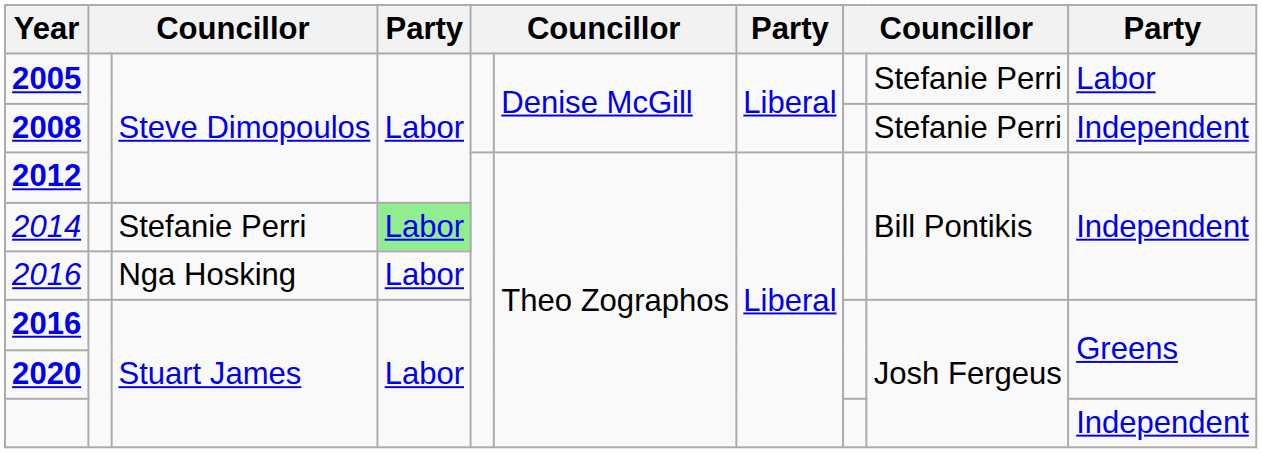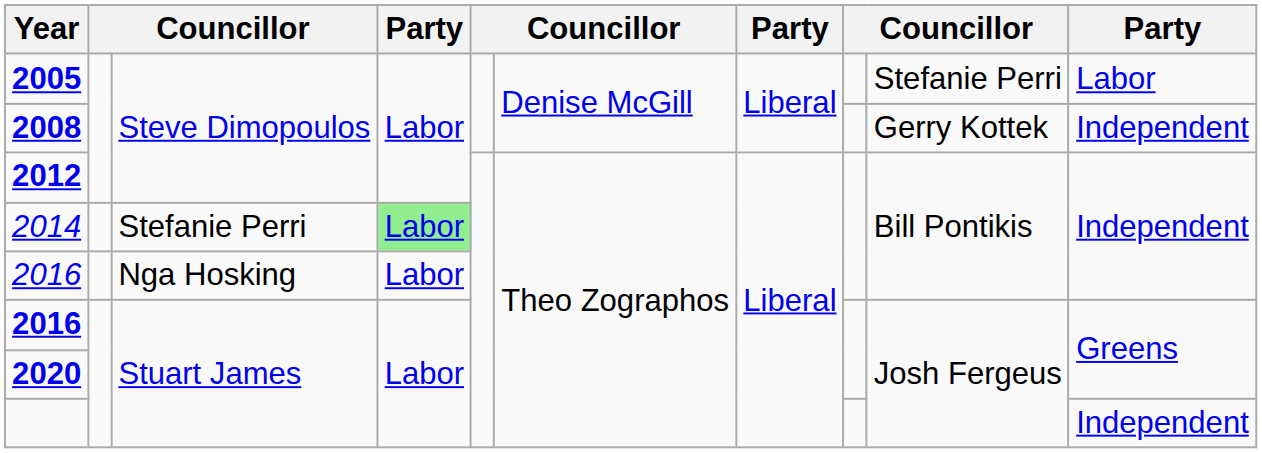(968, 127) Stefanie Perri -> (961, 127) Gerry Kottek
